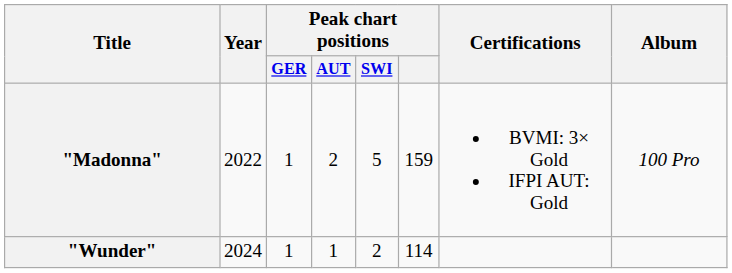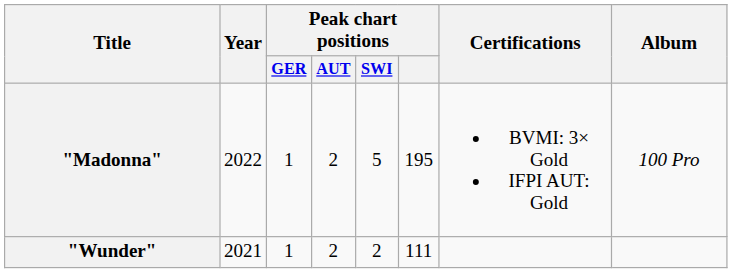(419, 159) 159 -> (419, 159) 195
(243, 251) 2024 -> (243, 251) 2021
(333, 251) 1 -> (333, 251) 2
(419, 251) 114 -> (419, 251) 111
